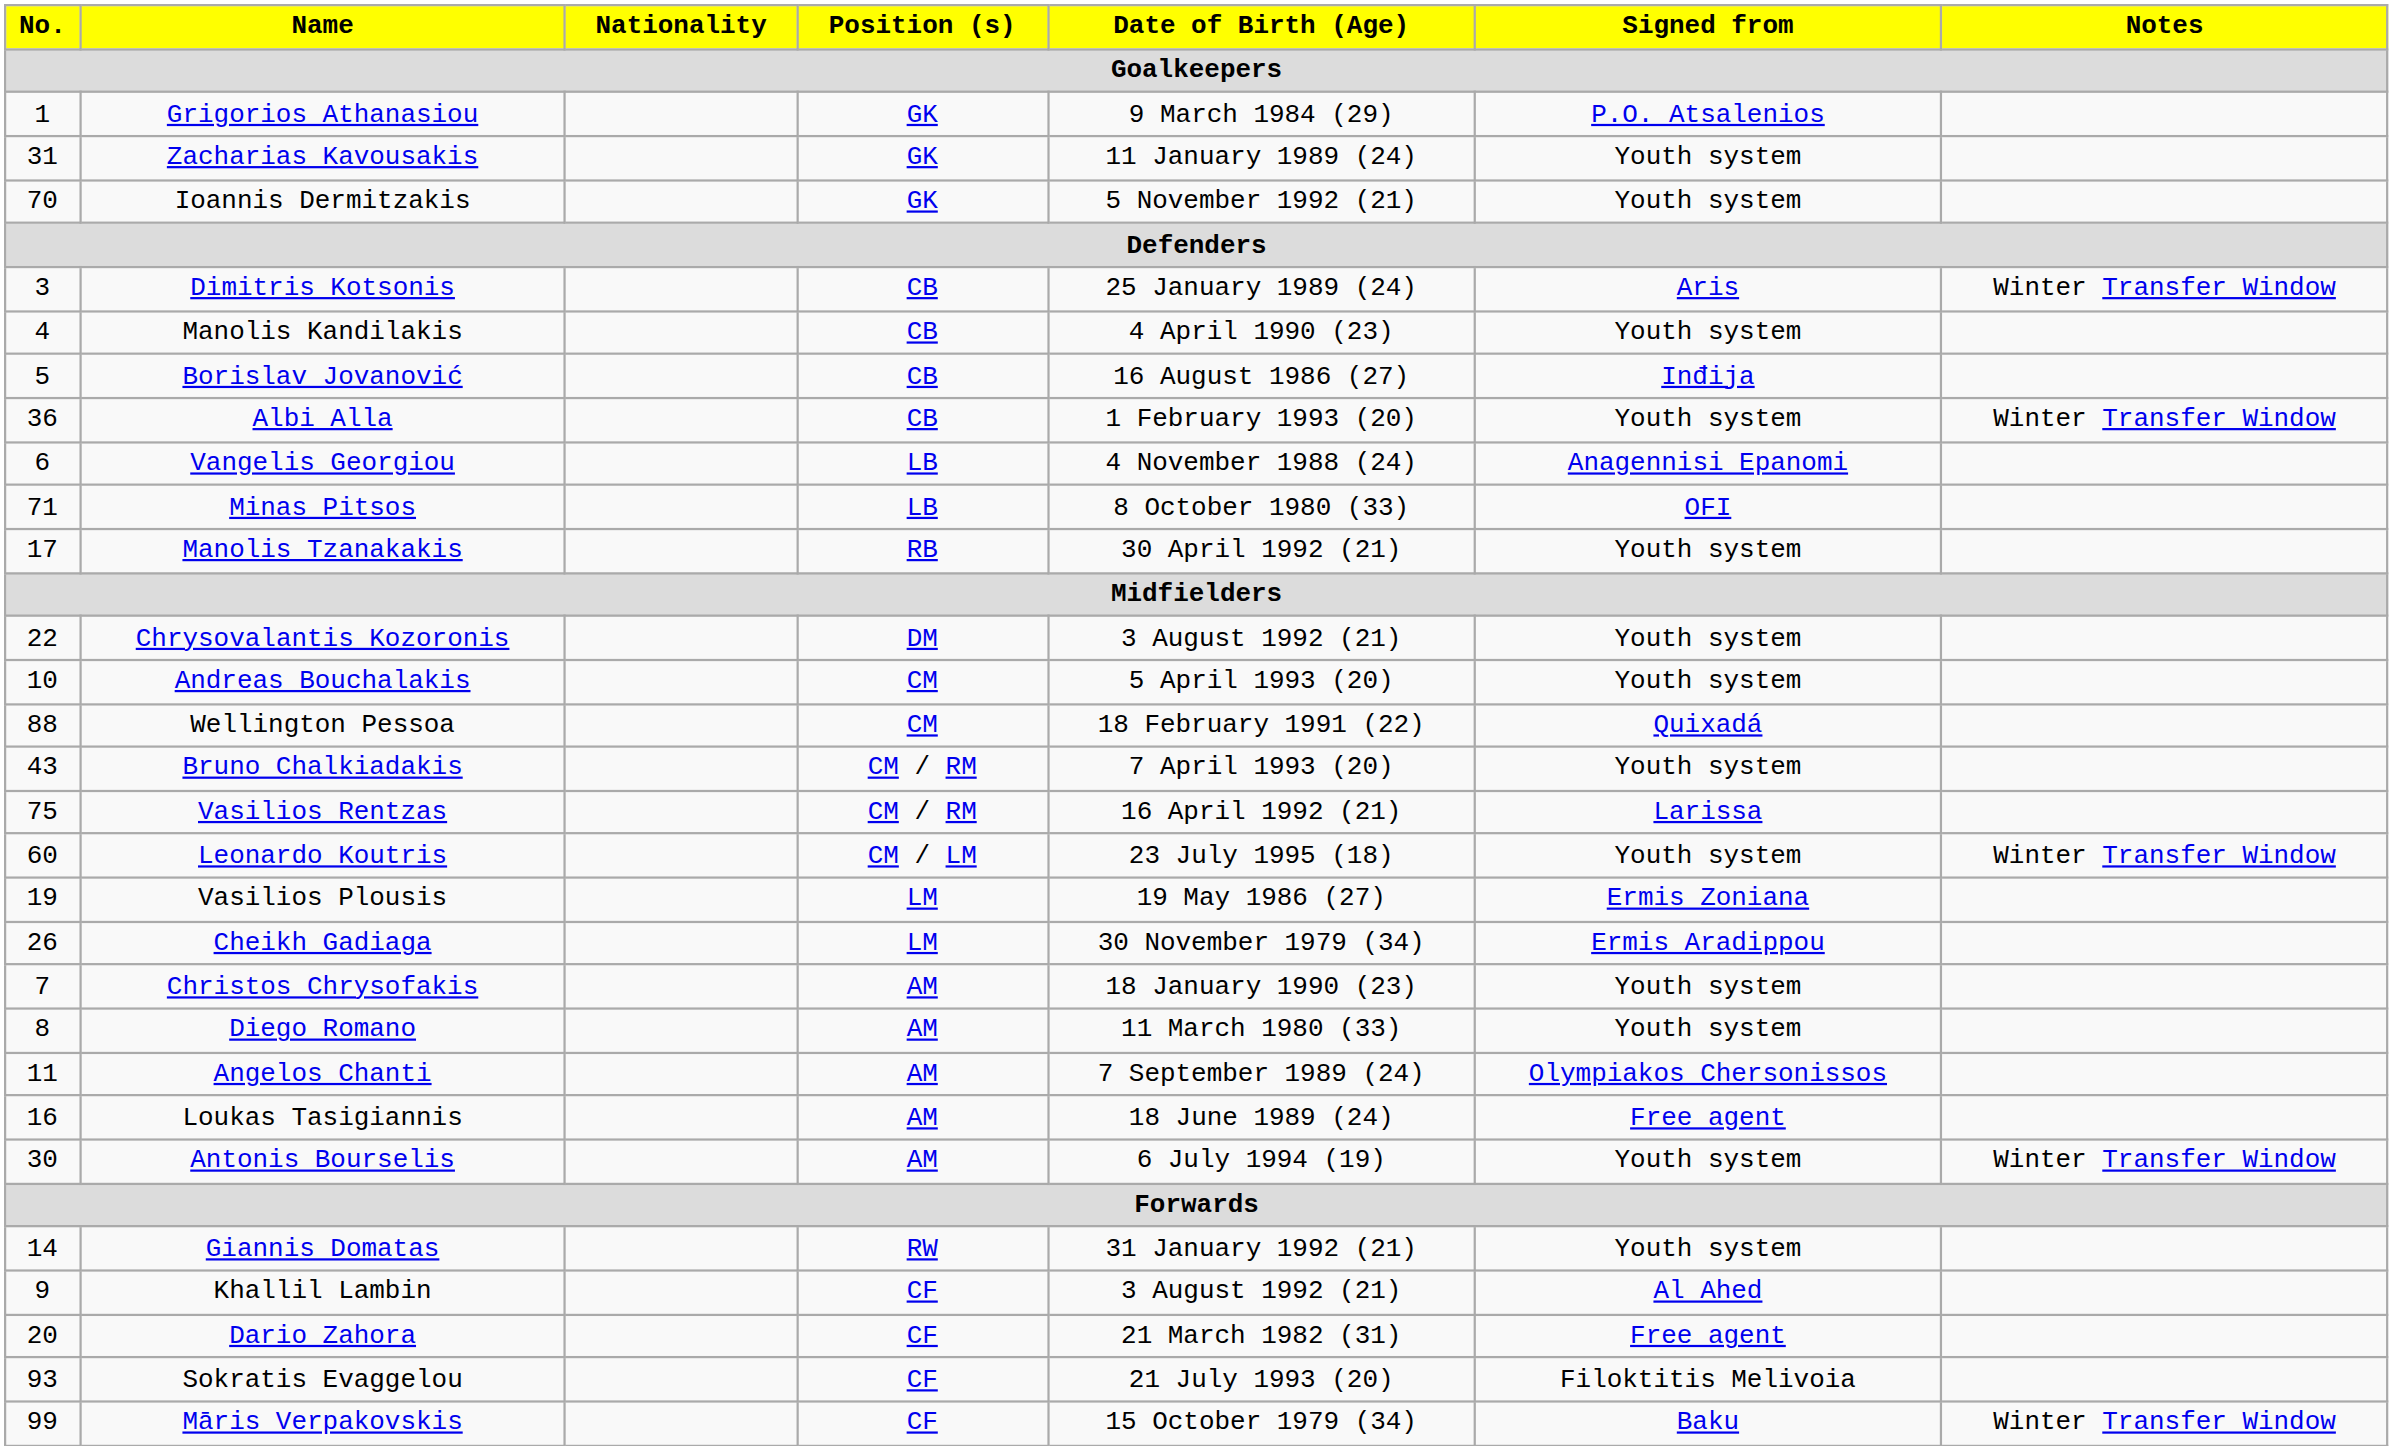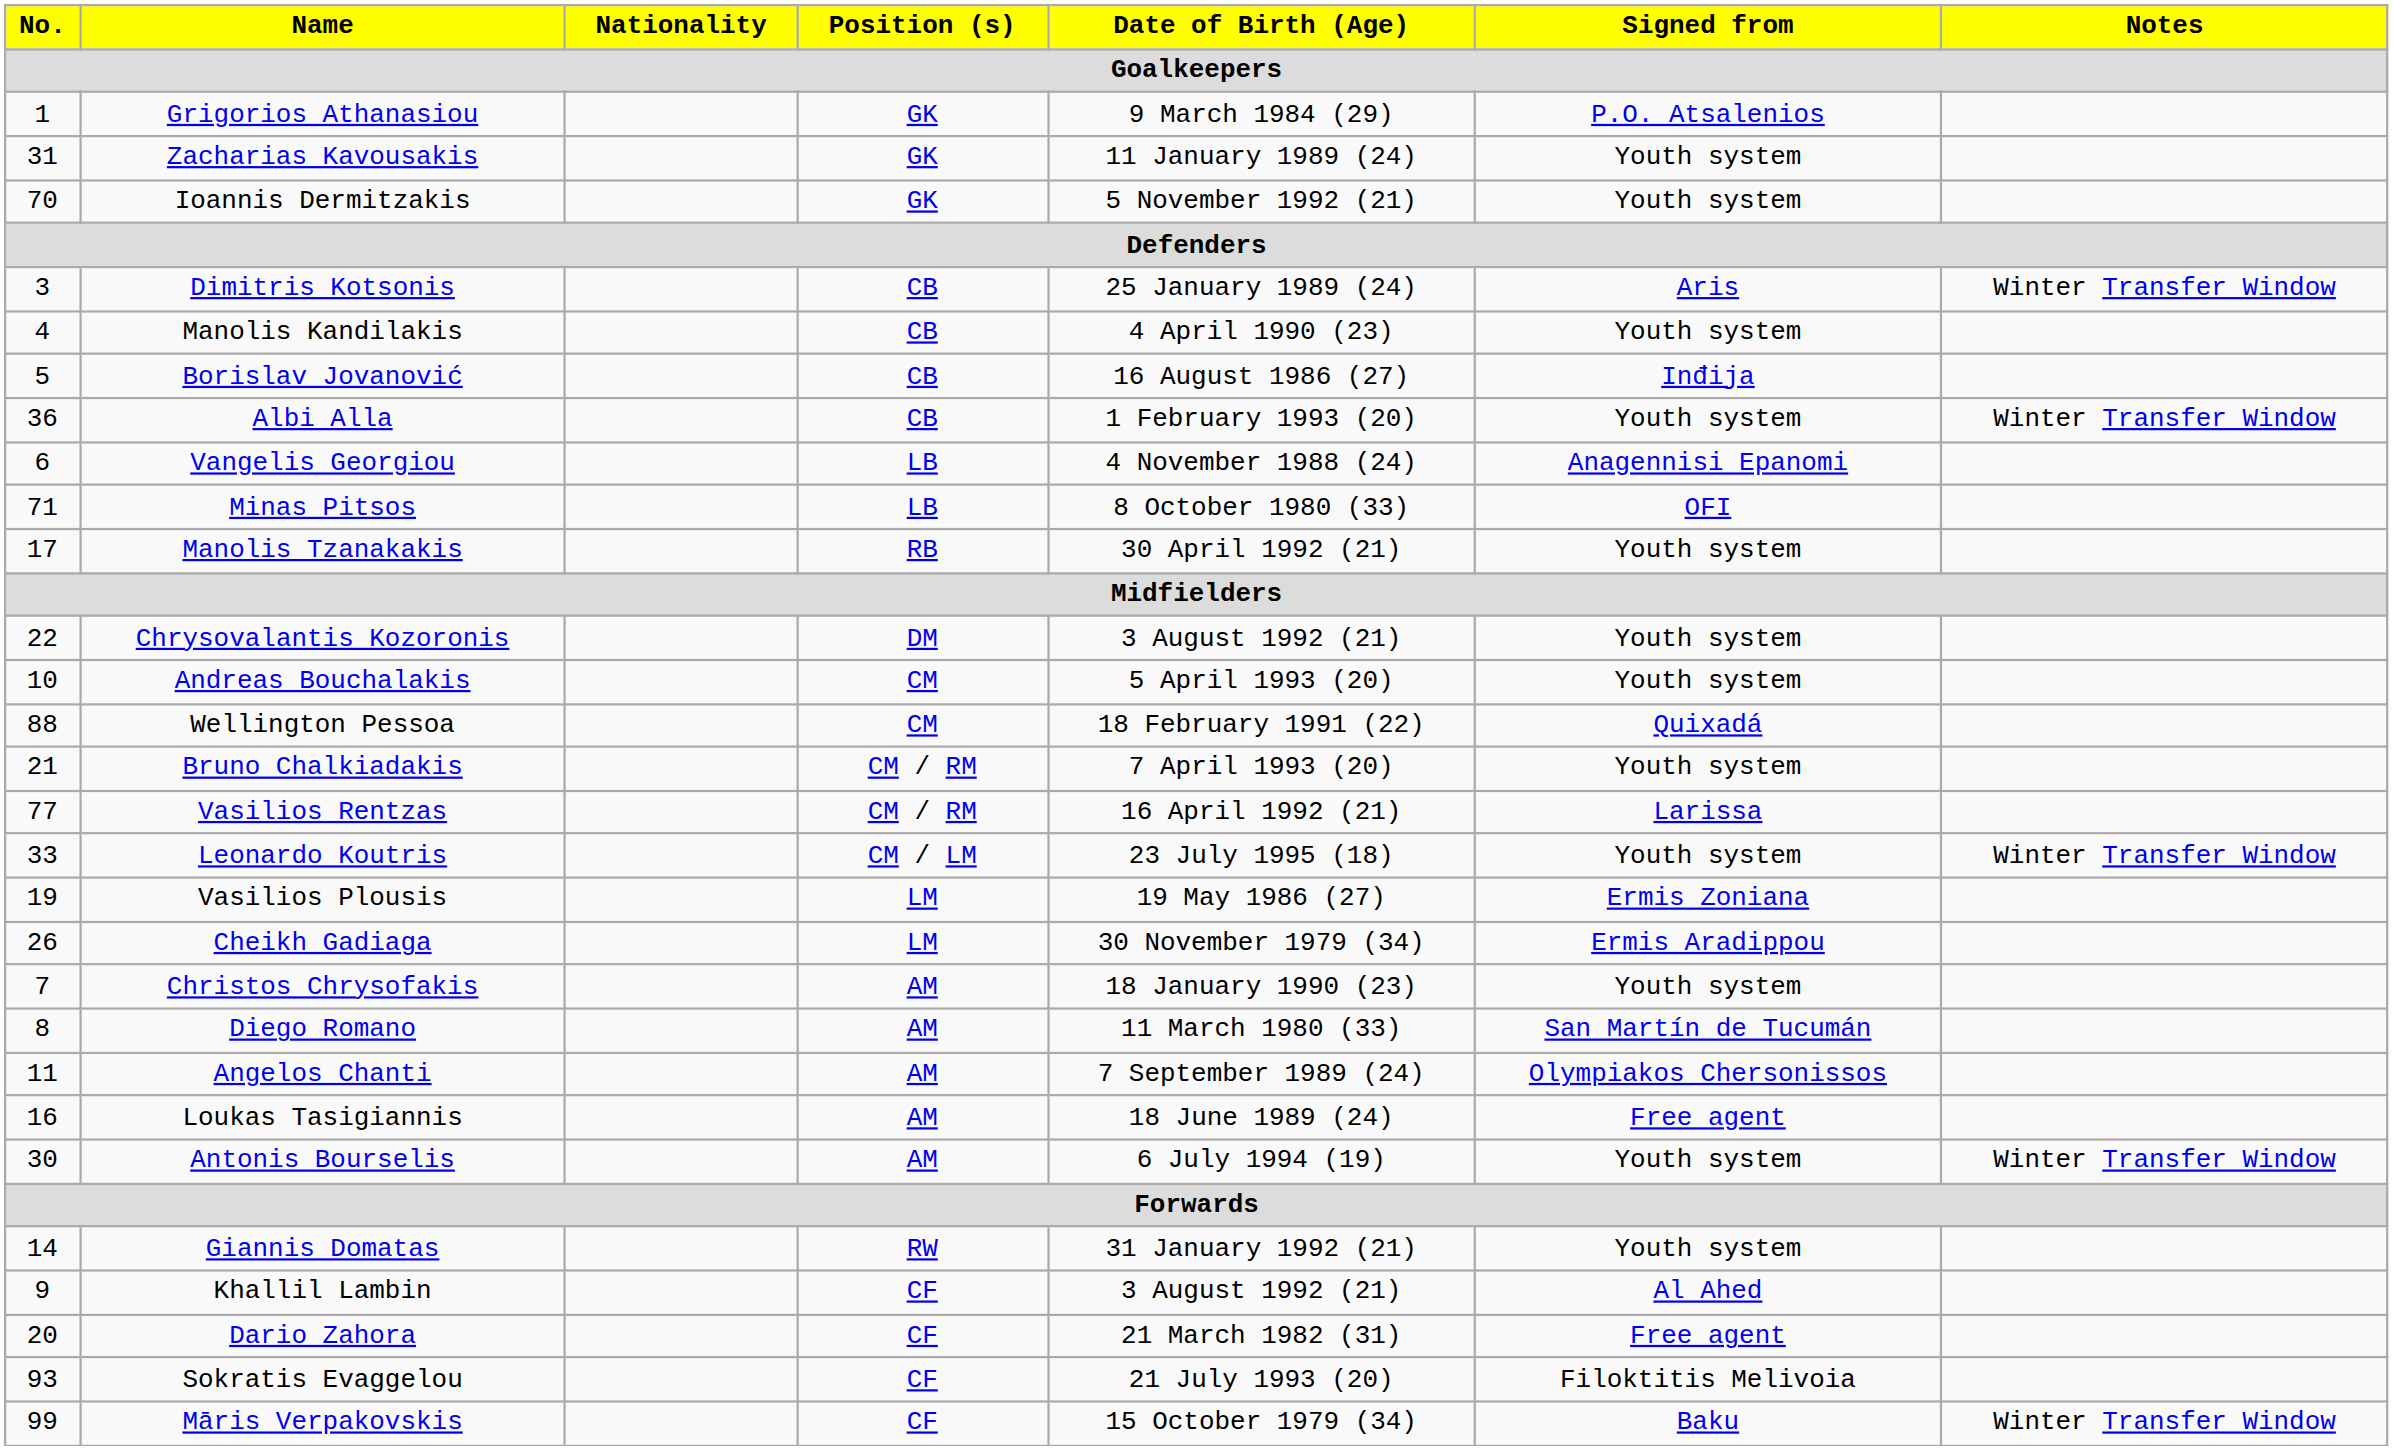(42, 768) 43 -> (42, 768) 21
(42, 812) 75 -> (42, 812) 77
(42, 856) 60 -> (42, 856) 33
(1708, 1030) Youth system -> (1708, 1030) San Martín de Tucumán
